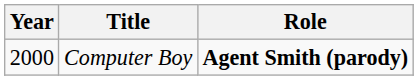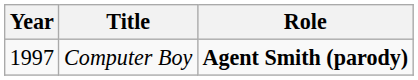(32, 57) 2000 -> (32, 57) 1997
